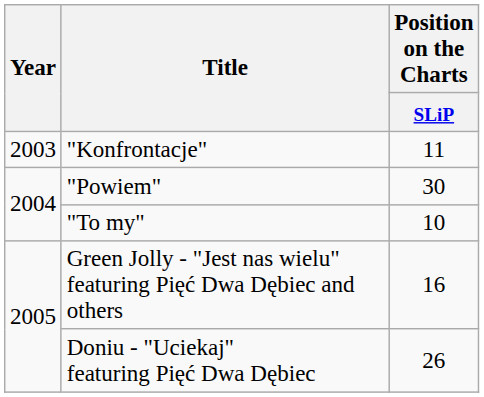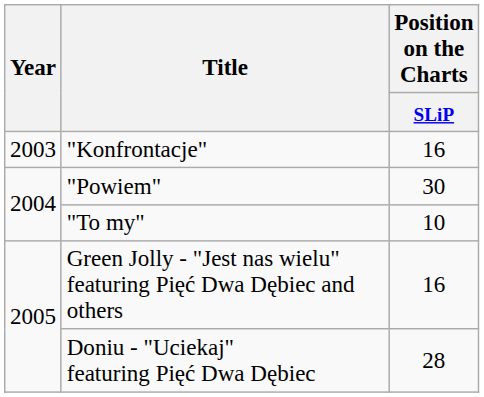(434, 149) 11 -> (434, 149) 16
(434, 360) 26 -> (434, 360) 28
